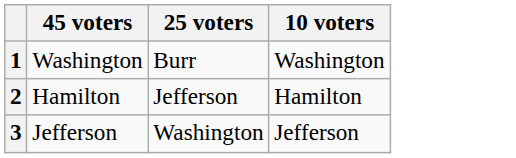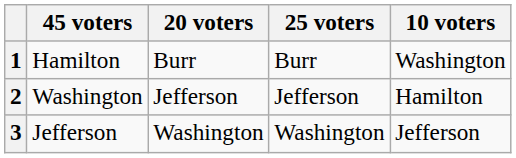+ column: (208, 22)
(87, 59) Washington -> (76, 59) Hamilton
(76, 96) Hamilton -> (87, 96) Washington
